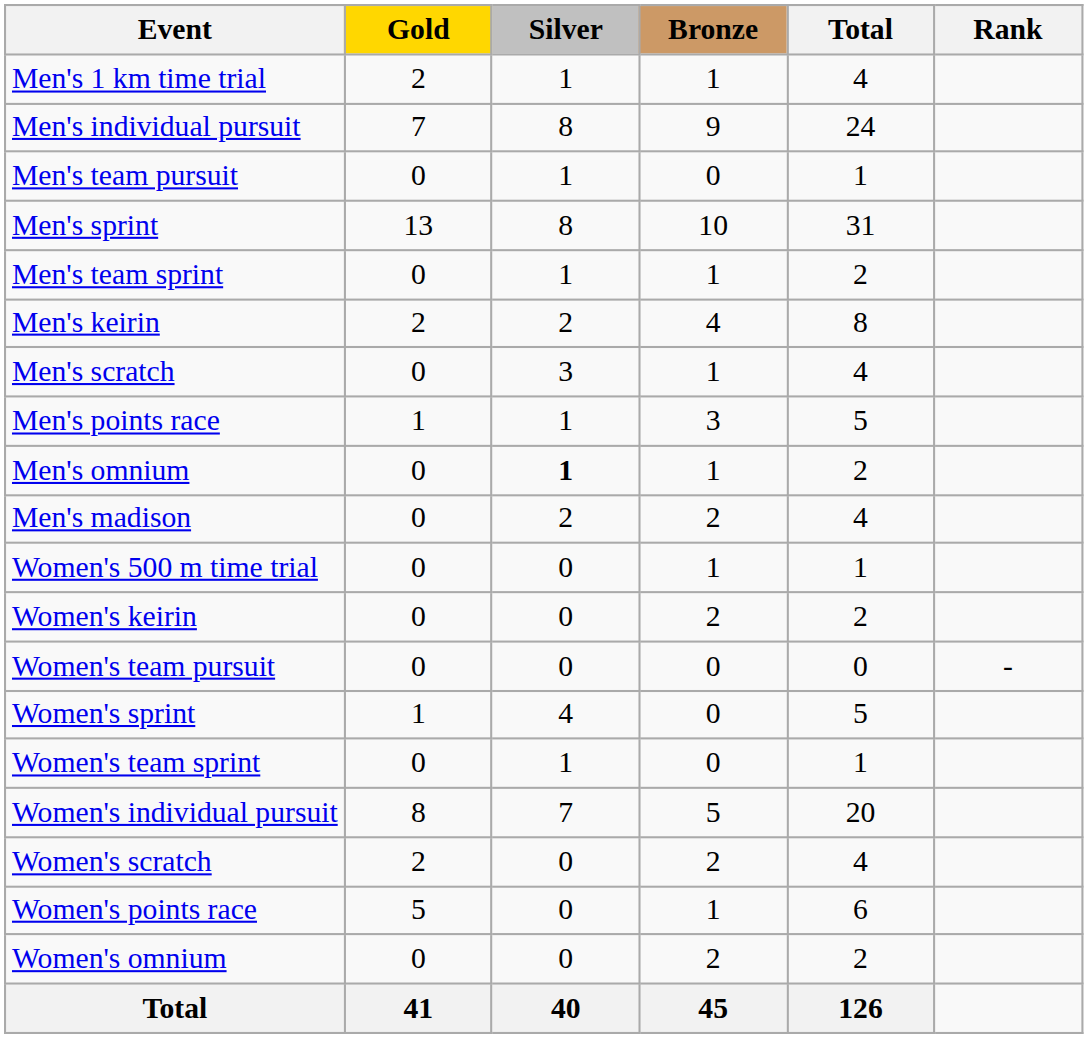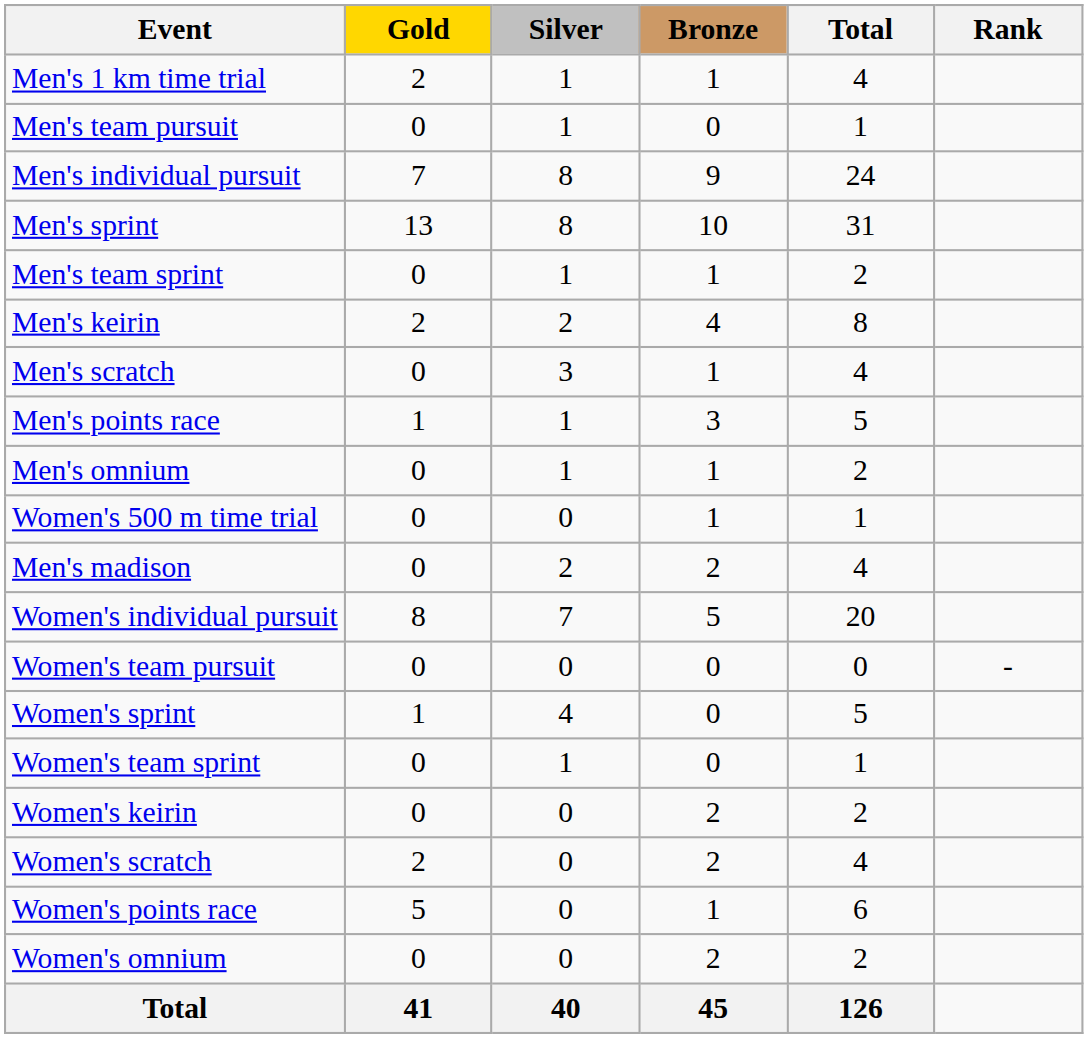rows swapped: (156, 127) <-> (125, 176)
(566, 469) bold -> (566, 469) normal
rows swapped: (102, 518) <-> (165, 567)
rows swapped: (175, 812) <-> (104, 616)
